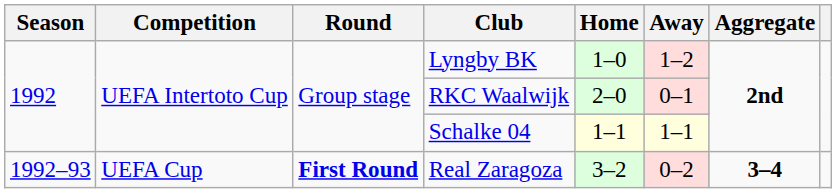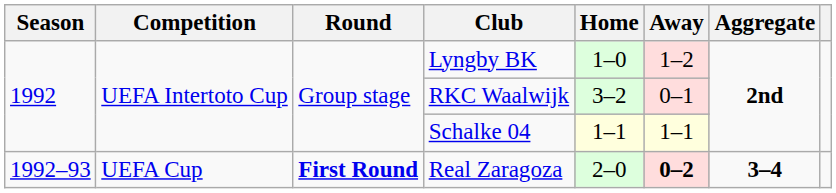(609, 95) 2–0 -> (609, 95) 3–2
(609, 168) 3–2 -> (609, 168) 2–0
(677, 168) normal -> (677, 168) bold
